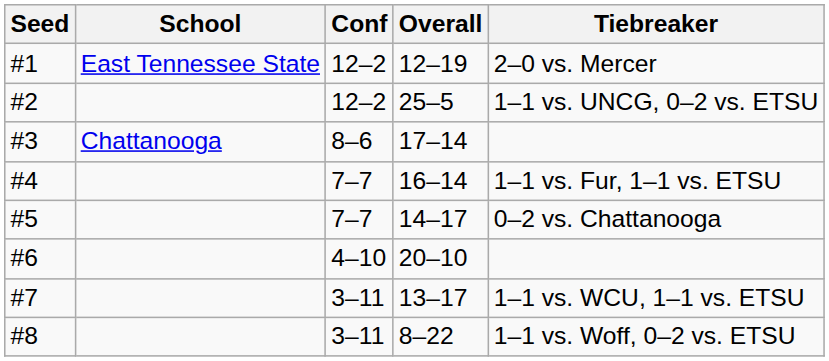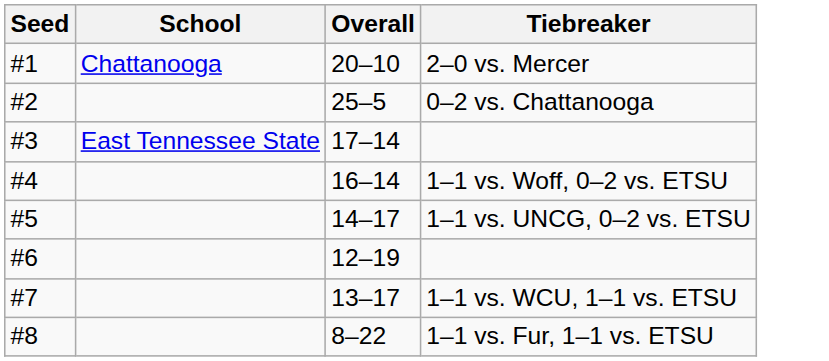- column: (359, 24)
(200, 63) East Tennessee State -> (151, 63) Chattanooga
(433, 63) 12–19 -> (366, 63) 20–10
(656, 102) 1–1 vs. UNCG, 0–2 vs. ETSU -> (540, 102) 0–2 vs. Chattanooga
(151, 141) Chattanooga -> (200, 141) East Tennessee State
(638, 180) 1–1 vs. Fur, 1–1 vs. ETSU -> (577, 180) 1–1 vs. Woff, 0–2 vs. ETSU
(607, 219) 0–2 vs. Chattanooga -> (589, 219) 1–1 vs. UNCG, 0–2 vs. ETSU
(433, 258) 20–10 -> (366, 258) 12–19
(645, 336) 1–1 vs. Woff, 0–2 vs. ETSU -> (570, 336) 1–1 vs. Fur, 1–1 vs. ETSU
